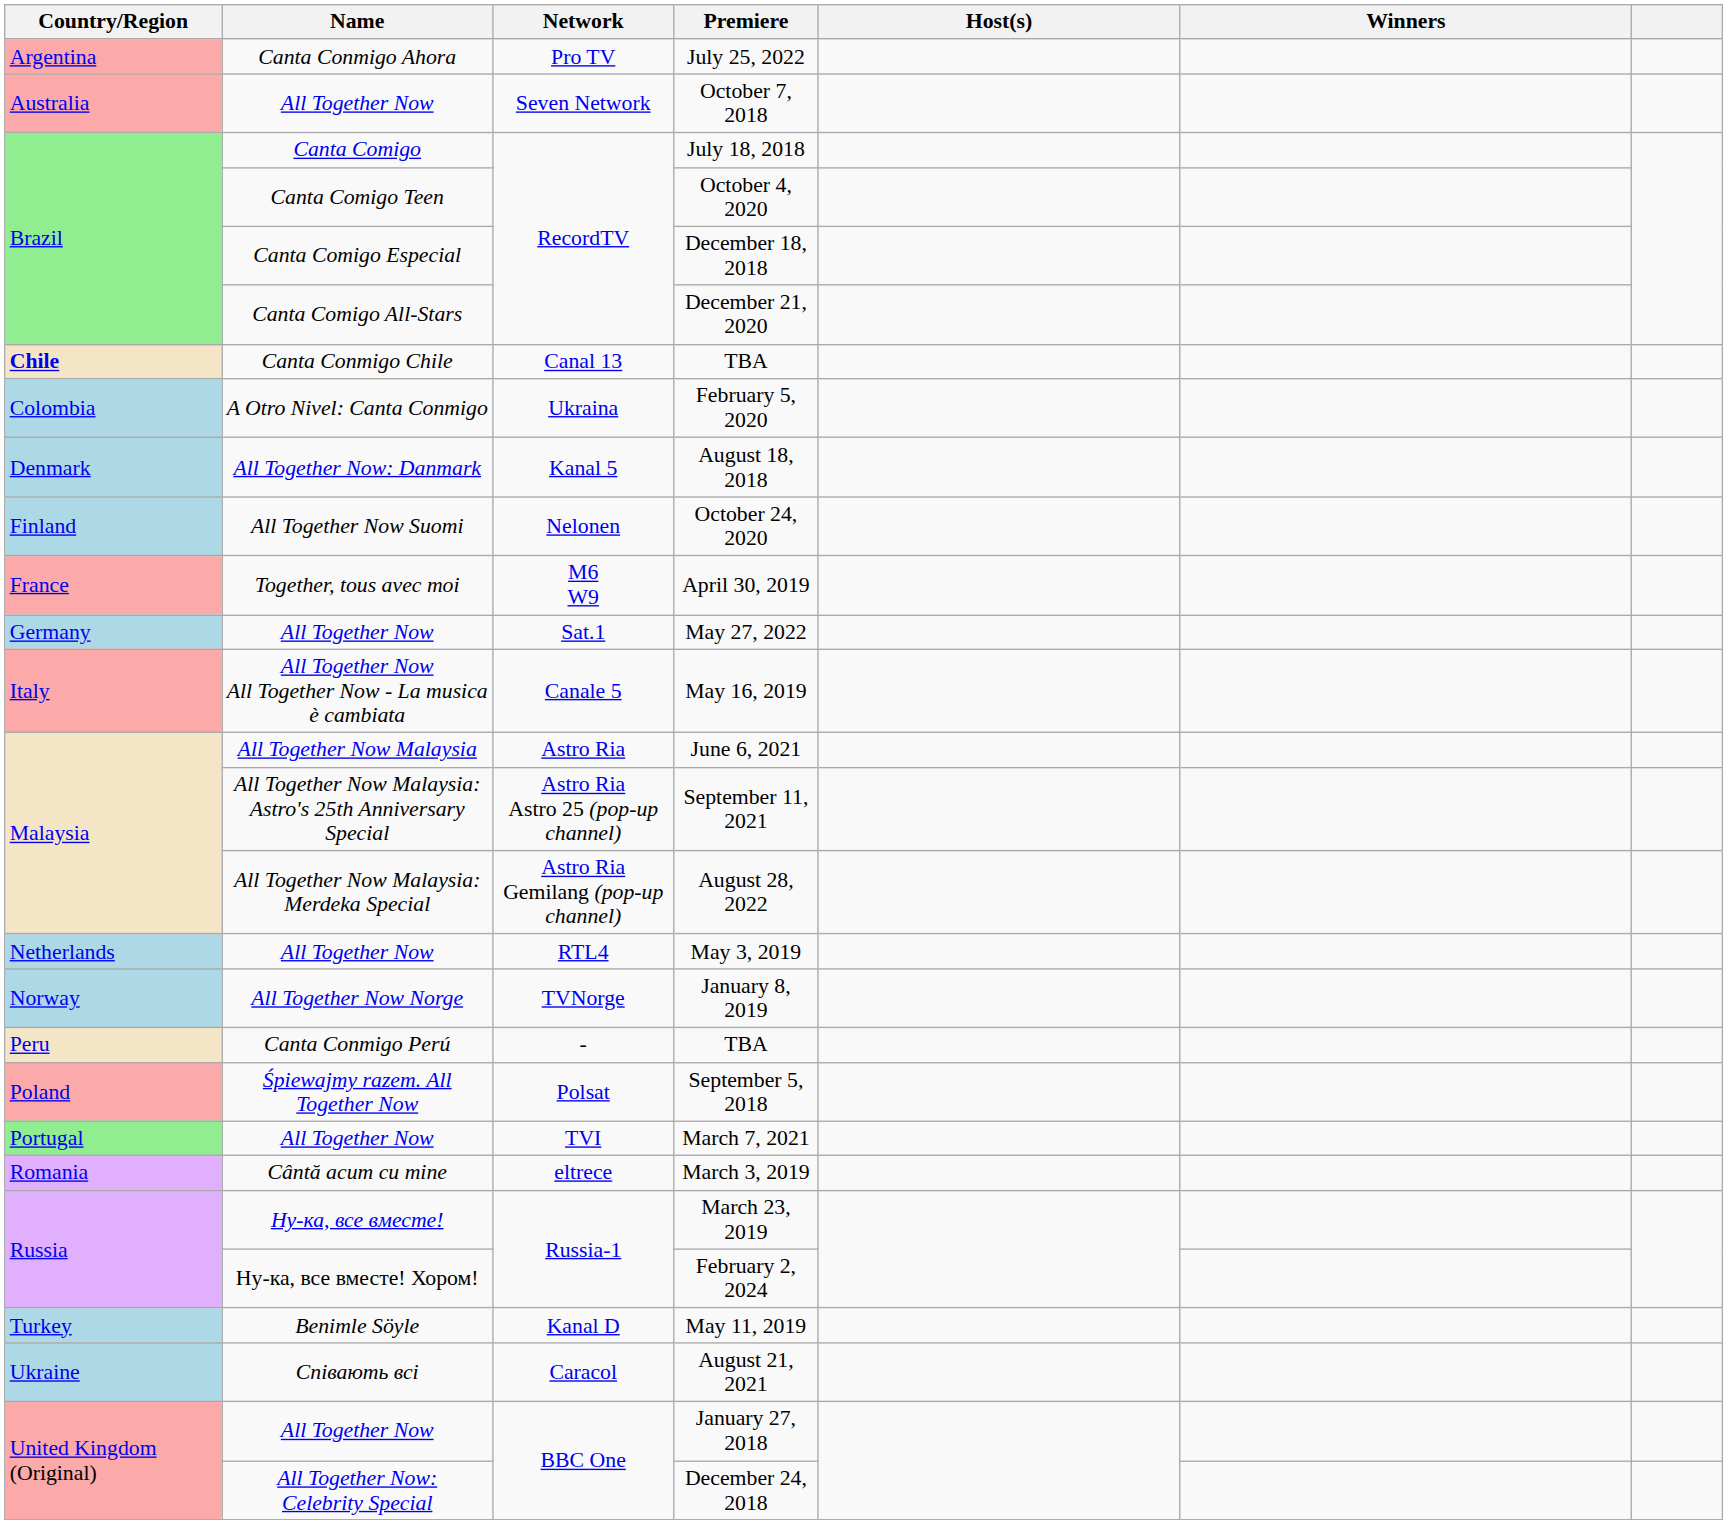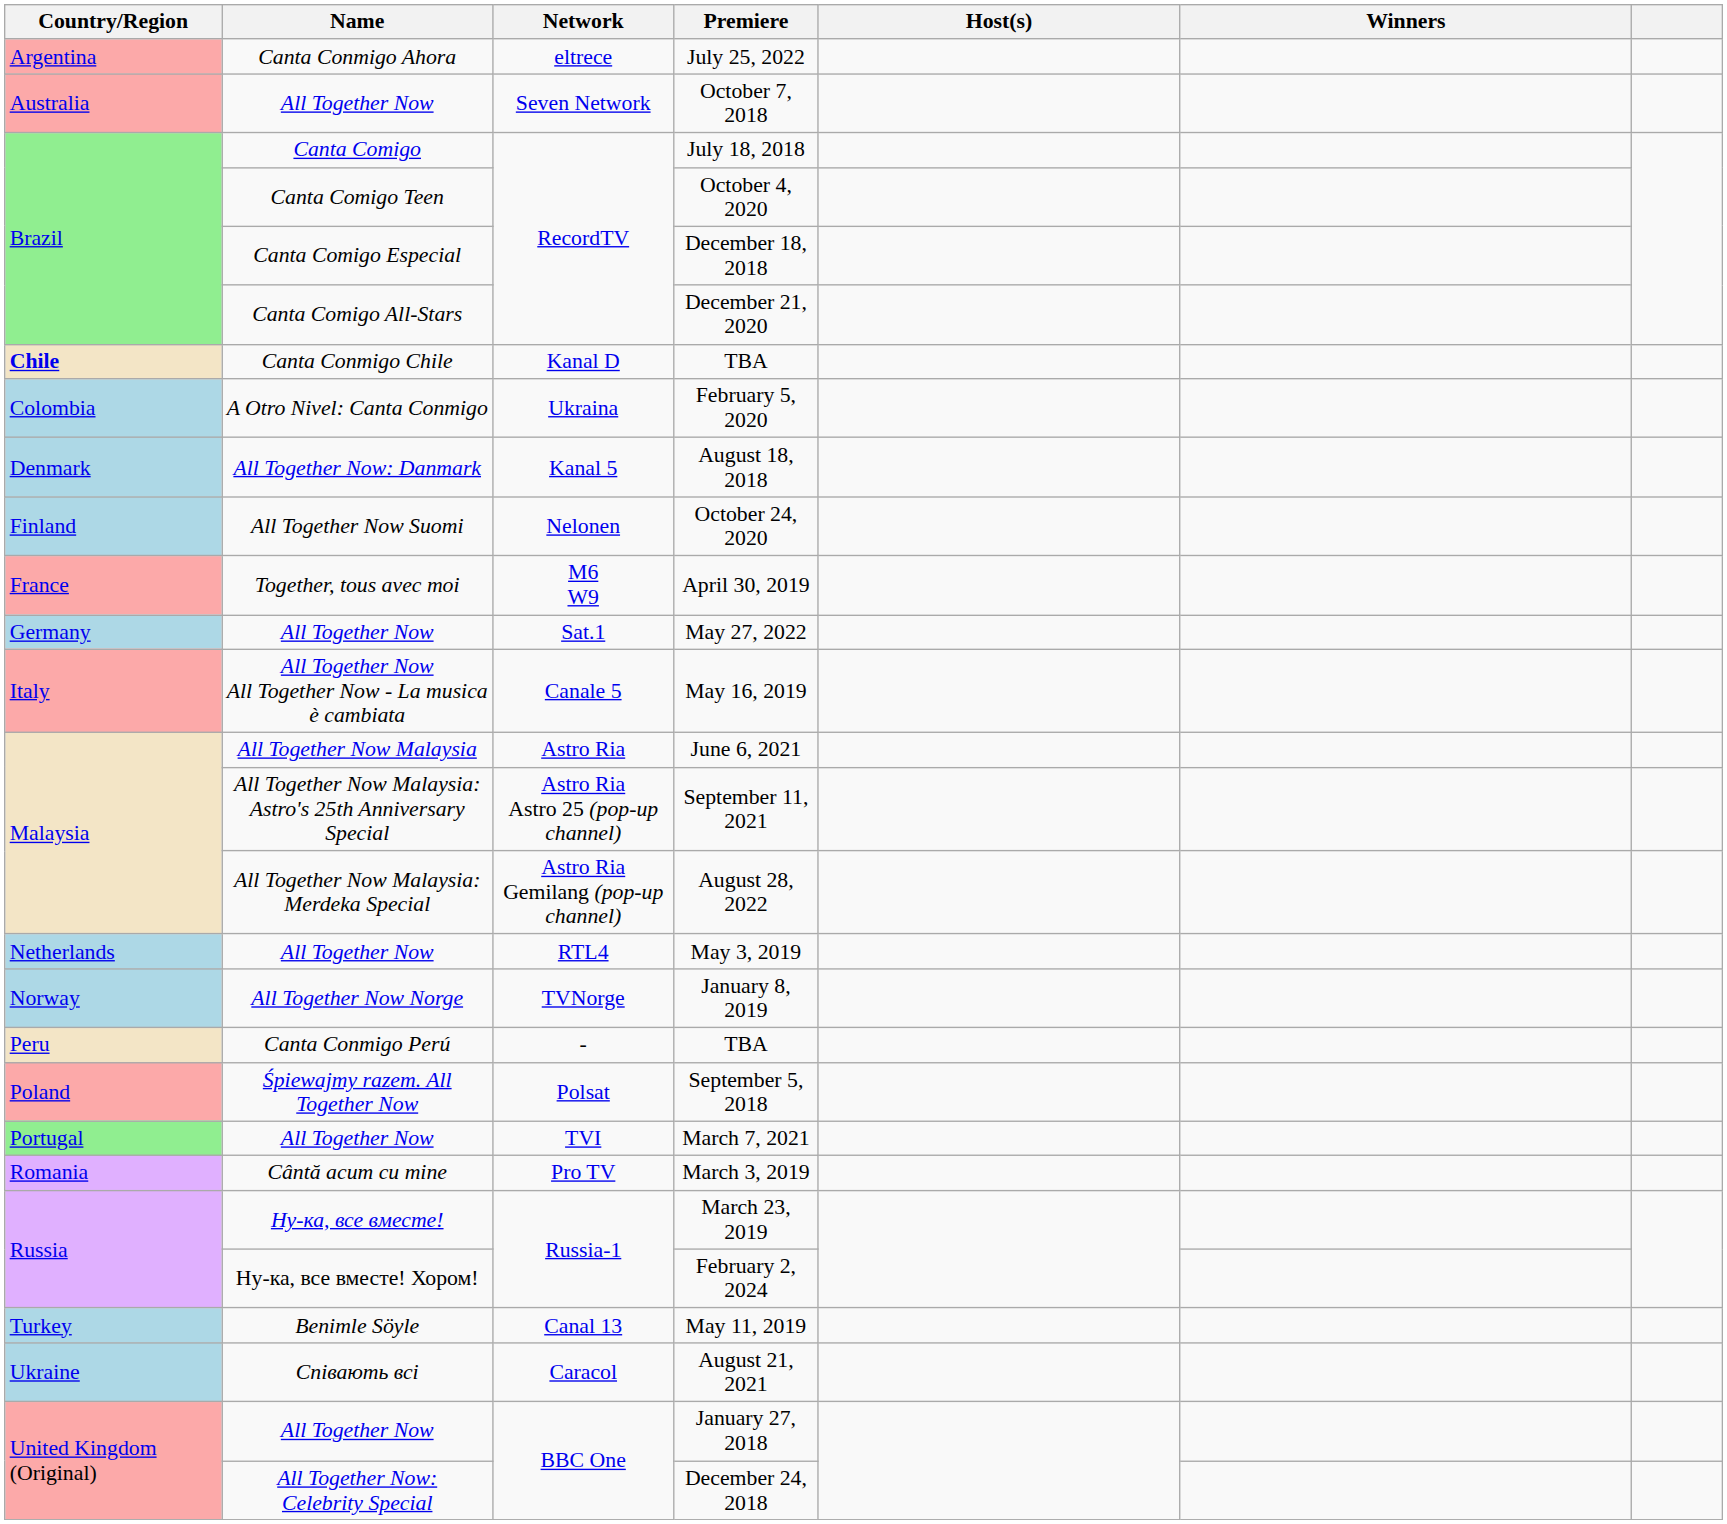(583, 56) Pro TV -> (583, 56) eltrece
(583, 361) Canal 13 -> (583, 361) Kanal D
(583, 1172) eltrece -> (583, 1172) Pro TV
(583, 1325) Kanal D -> (583, 1325) Canal 13
